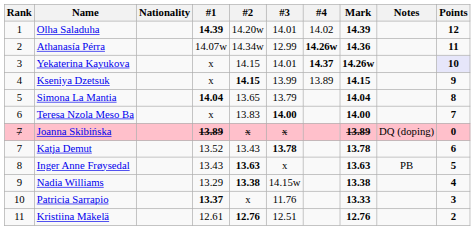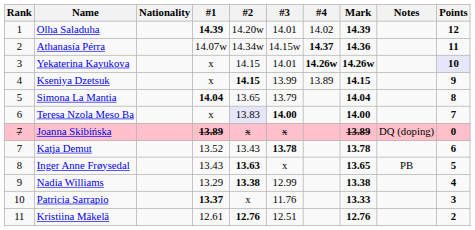(285, 47) 12.99 -> (285, 47) 14.15w
(321, 47) 14.26w -> (321, 47) 14.37
(321, 64) 14.37 -> (321, 64) 14.26w
(248, 115) no background -> (248, 115) lavender background
(358, 166) 13.63 -> (358, 166) 13.65
(285, 183) 14.15w -> (285, 183) 12.99
